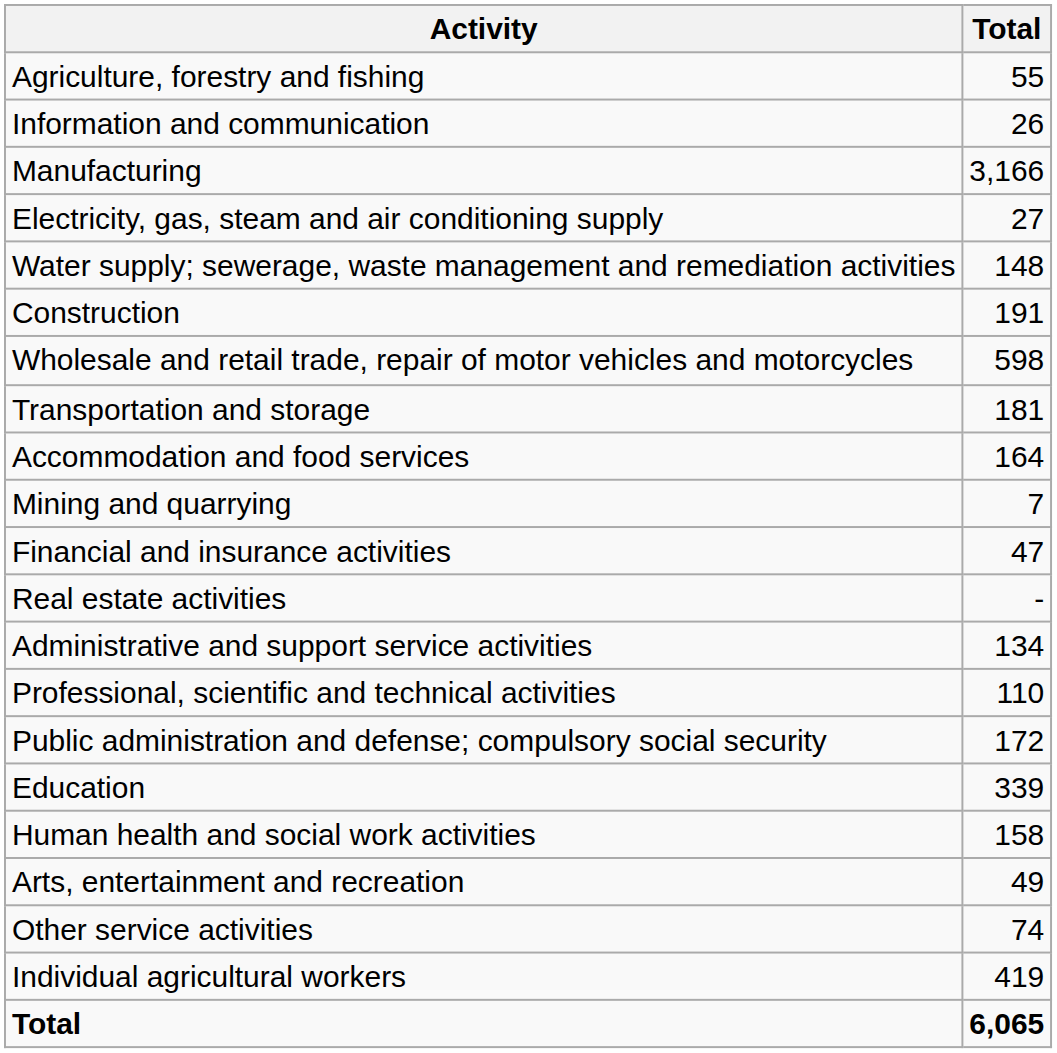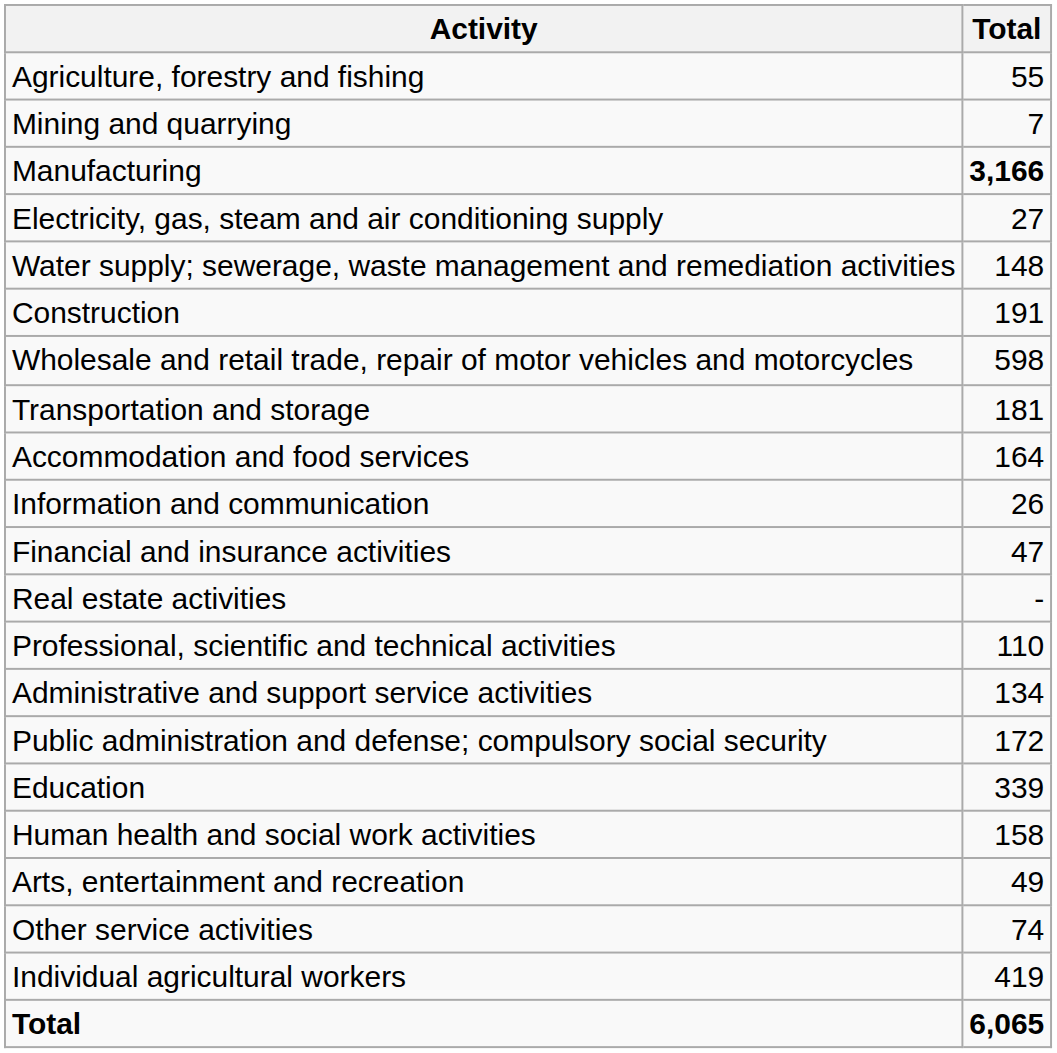rows swapped: (152, 503) <-> (221, 124)
(1007, 171) normal -> (1007, 171) bold
rows swapped: (314, 693) <-> (302, 645)
